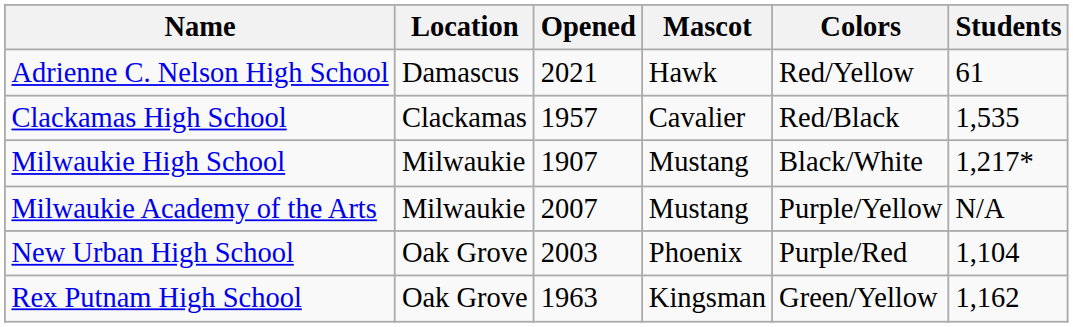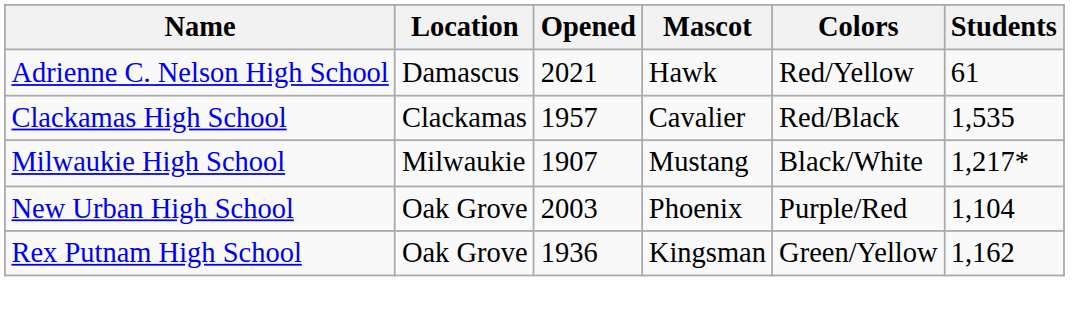- row: (194, 207)
(569, 298) 1963 -> (569, 252) 1936
